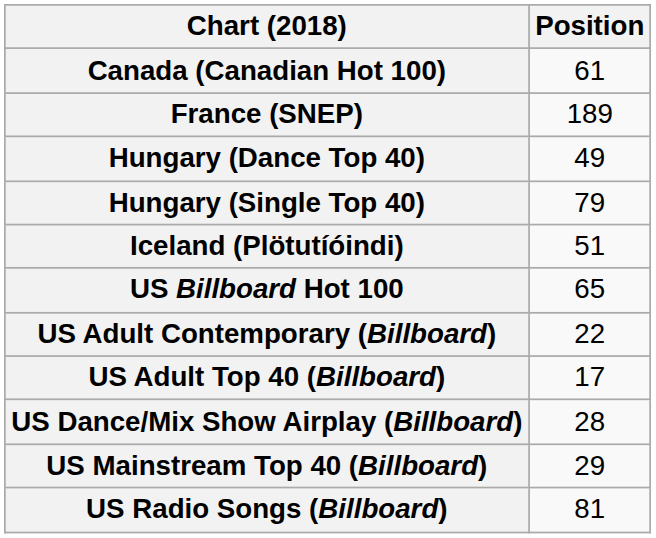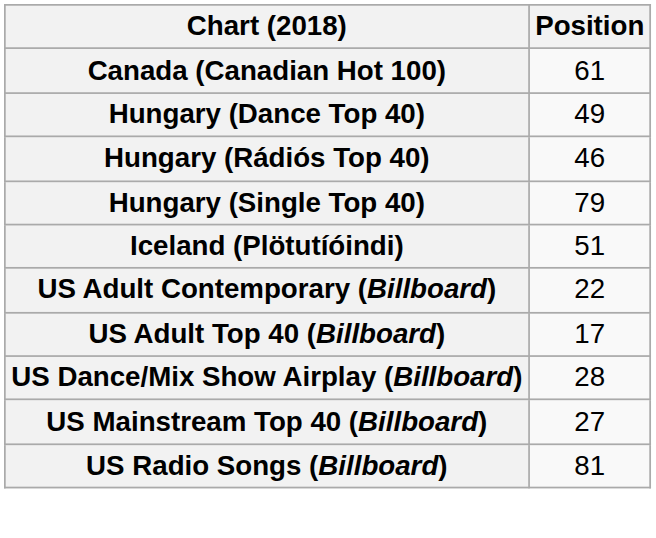- row: (267, 114)
+ row: (267, 158)
- row: (267, 289)
(590, 465) 29 -> (590, 421) 27
